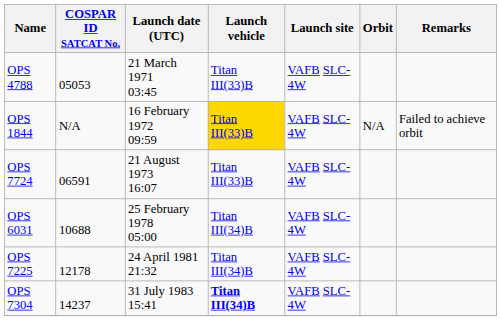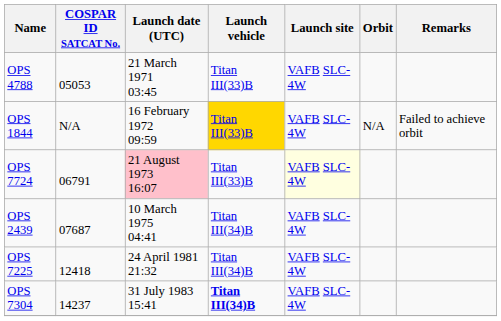(75, 181) 06591 -> (75, 181) 06791
(154, 174) no background -> (154, 174) pink background
(319, 174) no background -> (319, 174) lightyellow background
+ row: (20, 222)
- row: (20, 222)
(75, 271) 12178 -> (75, 271) 12418
